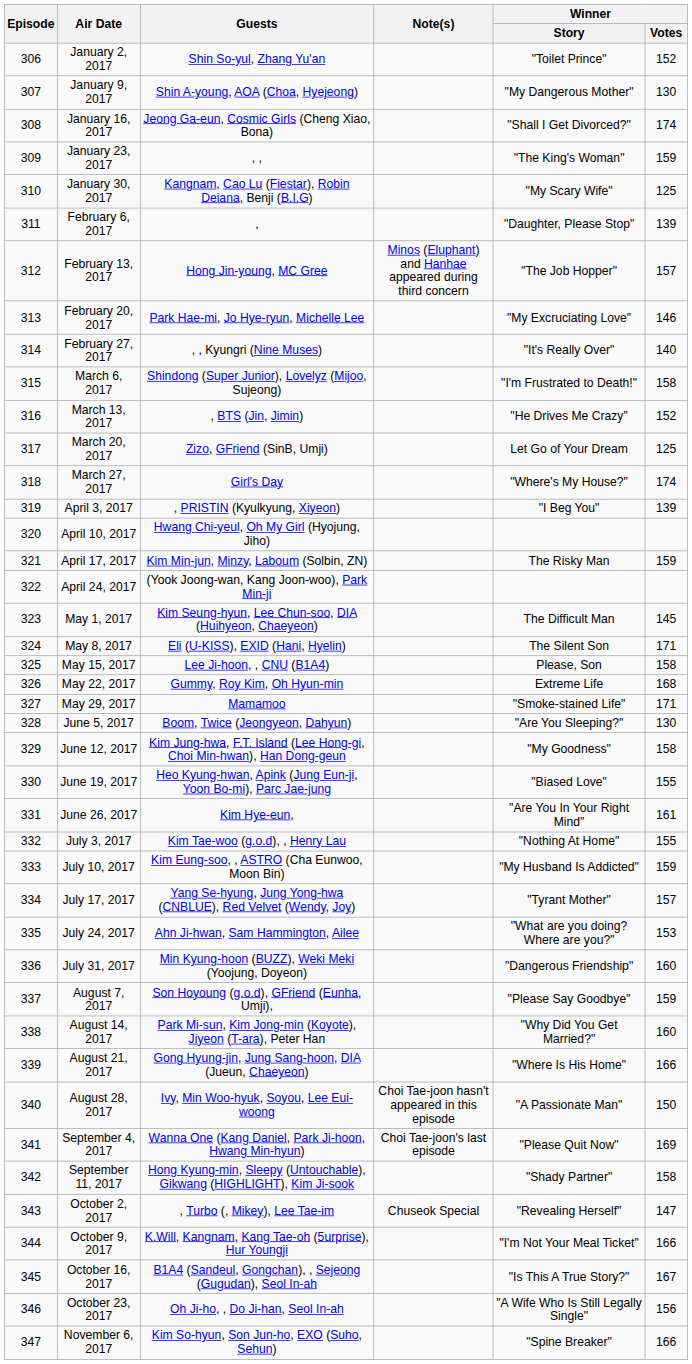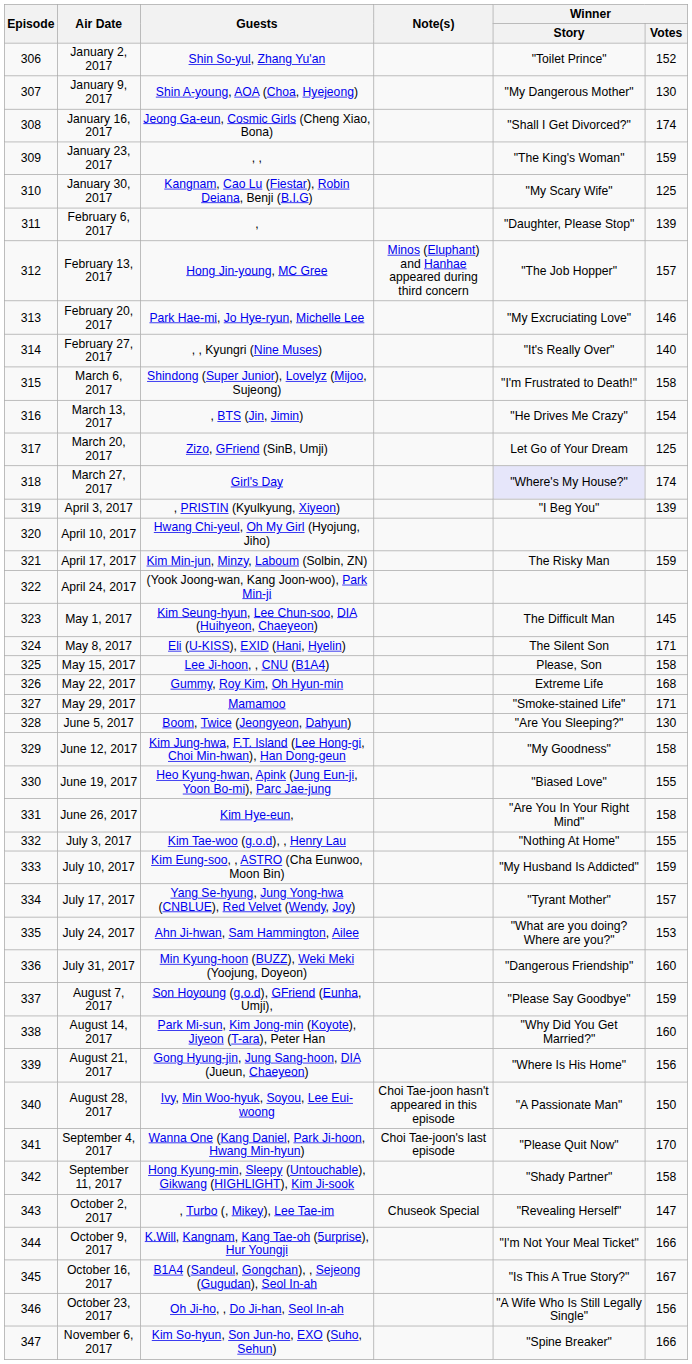(666, 416) 152 -> (666, 416) 154
(569, 482) no background -> (569, 482) lavender background
(666, 815) 161 -> (666, 815) 158
(666, 1065) 166 -> (666, 1065) 156
(666, 1144) 169 -> (666, 1144) 170
